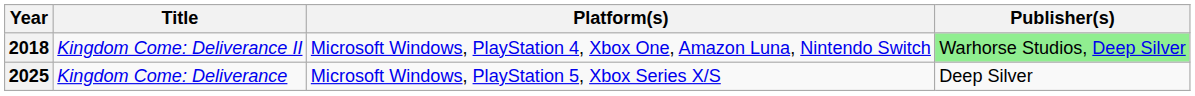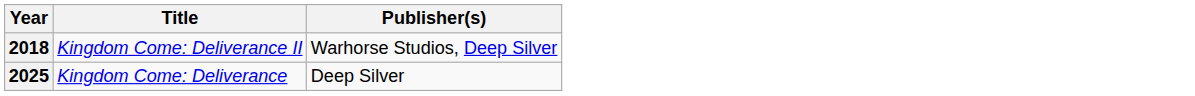- column: (621, 18)
(1062, 47) lightgreen background -> (434, 47) no background
